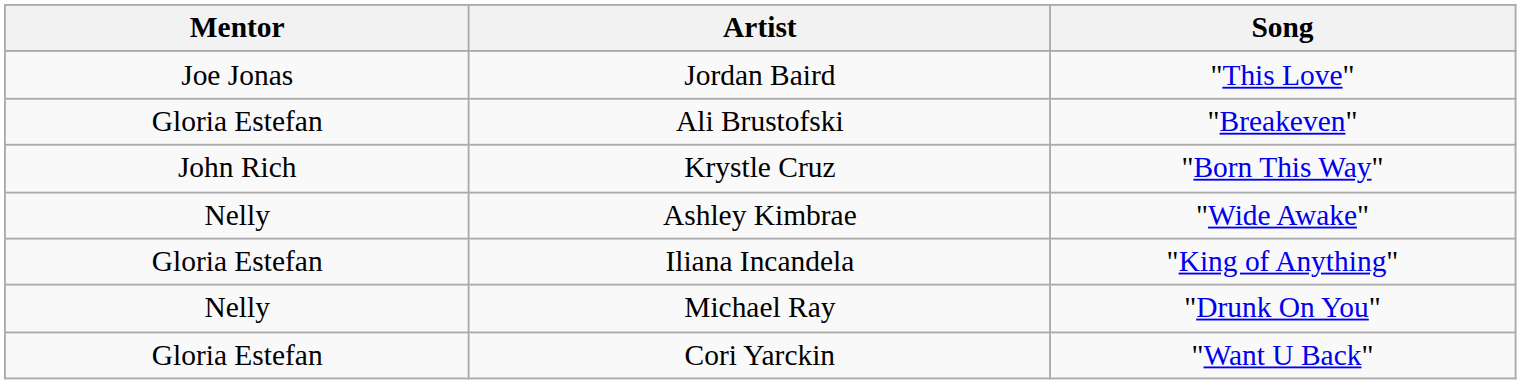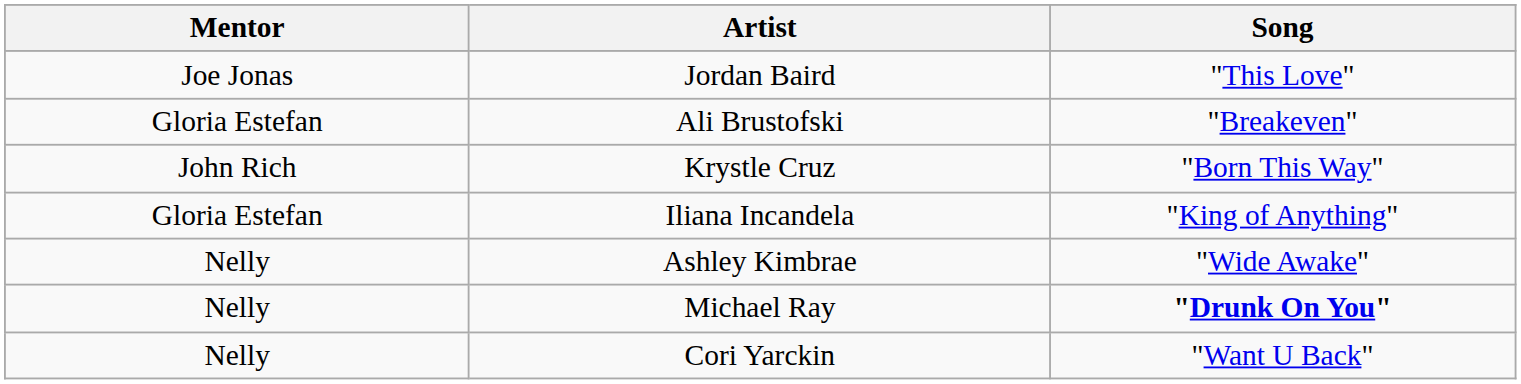rows swapped: (760, 261) <-> (760, 214)
(1282, 307) normal -> (1283, 307) bold
(237, 354) Gloria Estefan -> (237, 354) Nelly
